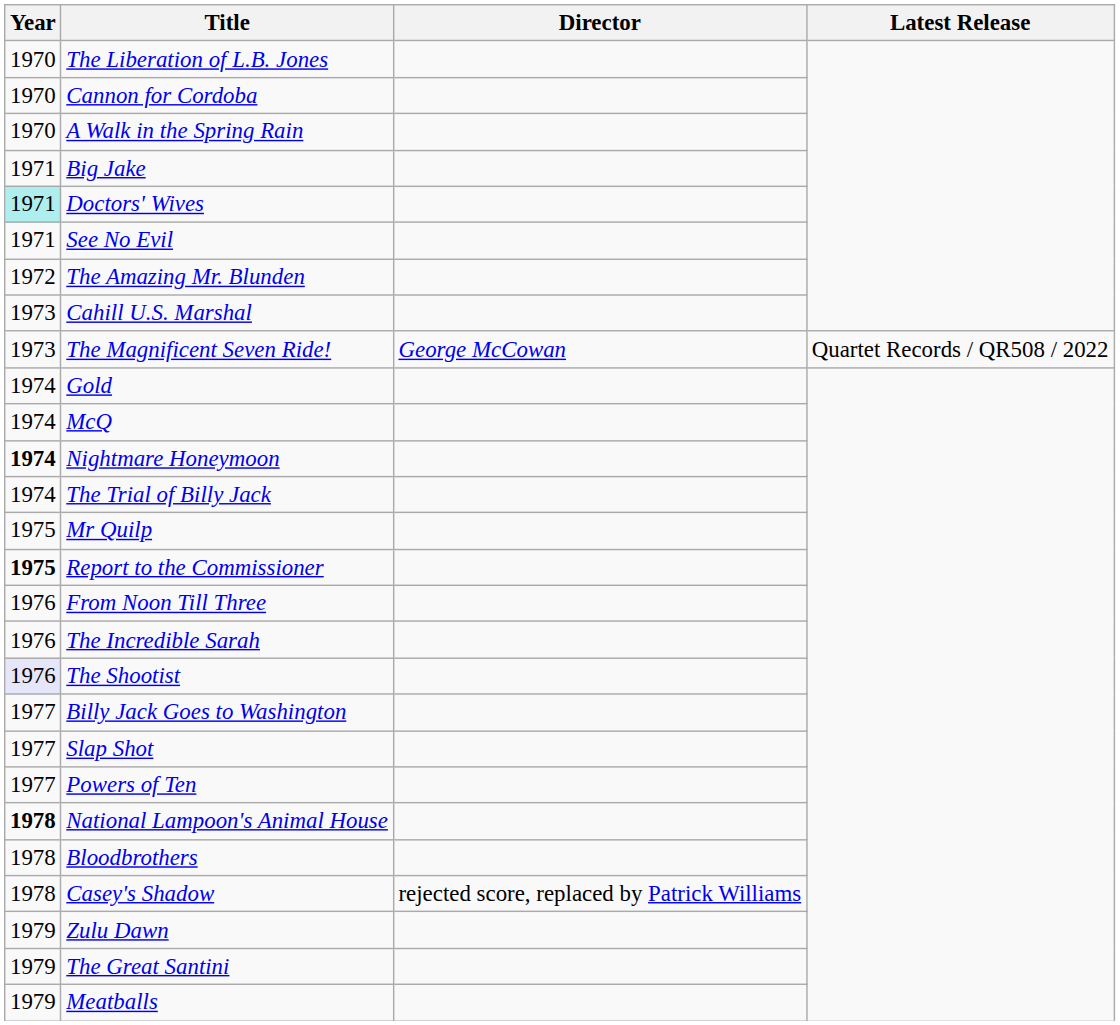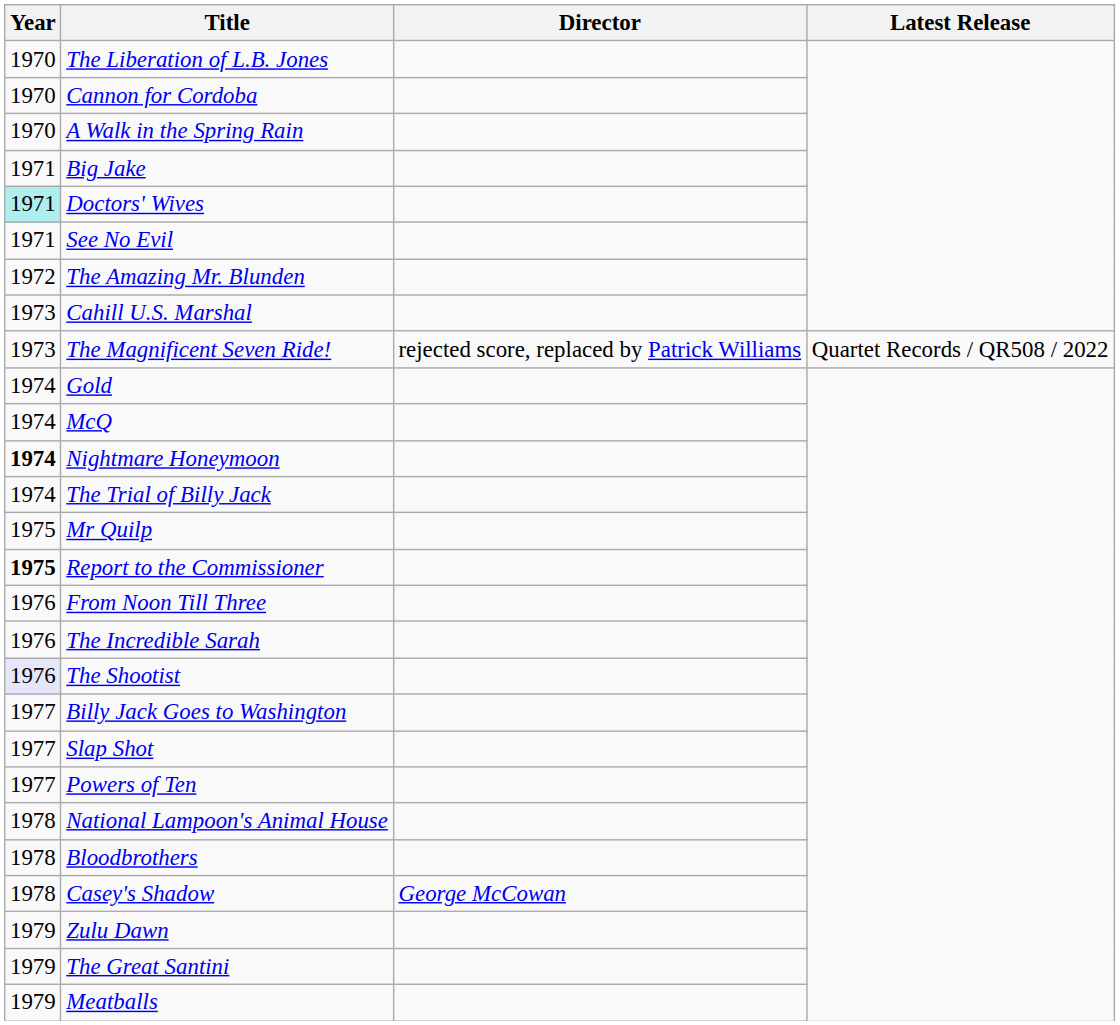(482, 349) George McCowan -> (600, 349) rejected score, replaced by Patrick Williams
(33, 820) bold -> (33, 820) normal
(600, 893) rejected score, replaced by Patrick Williams -> (482, 893) George McCowan
